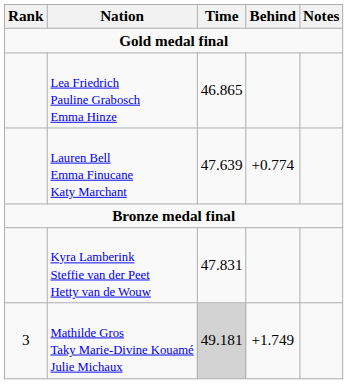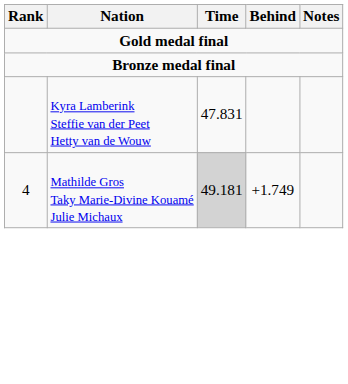- row: (95, 99)
- row: (92, 175)
(26, 340) 3 -> (26, 189) 4
